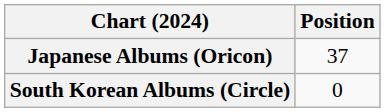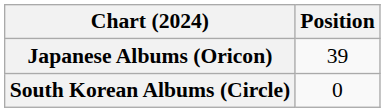(337, 55) 37 -> (337, 55) 39
